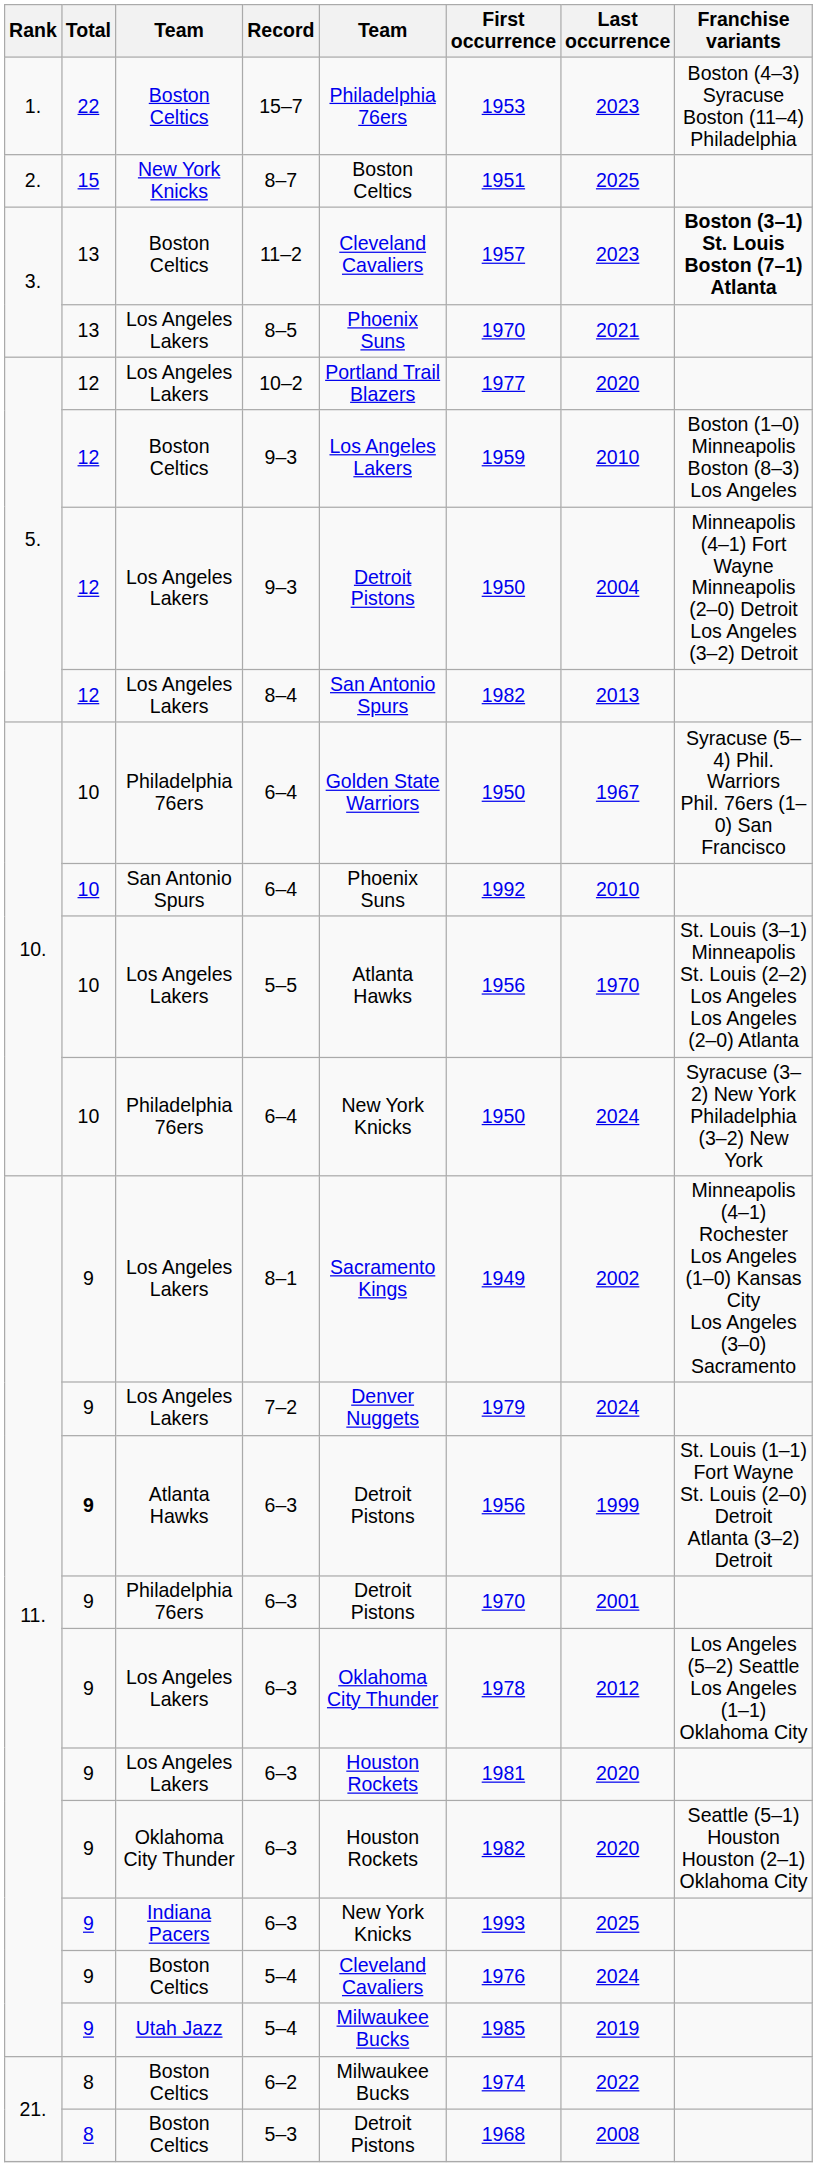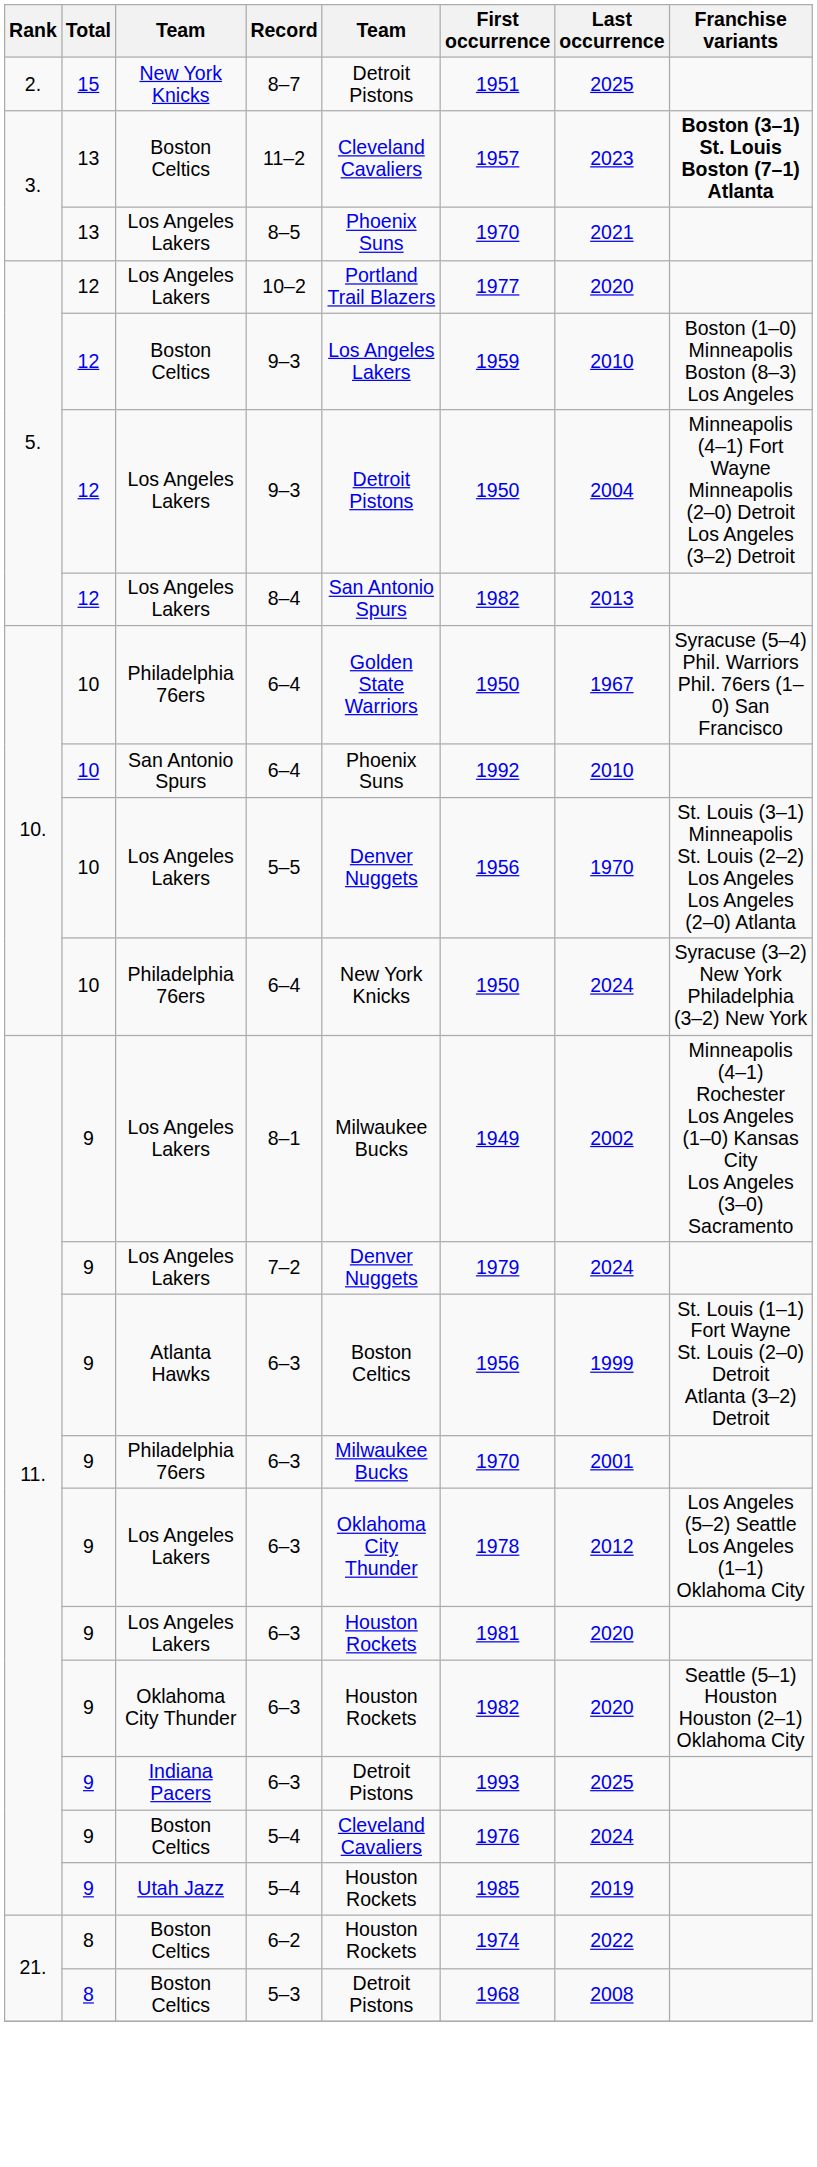- row: (179, 105)
(383, 180) Boston Celtics -> (381, 83) Detroit Pistons
(383, 986) Atlanta Hawks -> (381, 867) Denver Nuggets
(383, 1278) Sacramento Kings -> (381, 1138) Milwaukee Bucks
(88, 1505) bold -> (88, 1364) normal
(383, 1505) Detroit Pistons -> (381, 1364) Boston Celtics
(383, 1602) Detroit Pistons -> (381, 1461) Milwaukee Bucks
(383, 1923) New York Knicks -> (381, 1783) Detroit Pistons
(383, 2029) Milwaukee Bucks -> (381, 1888) Houston Rockets
(383, 2082) Milwaukee Bucks -> (381, 1941) Houston Rockets
